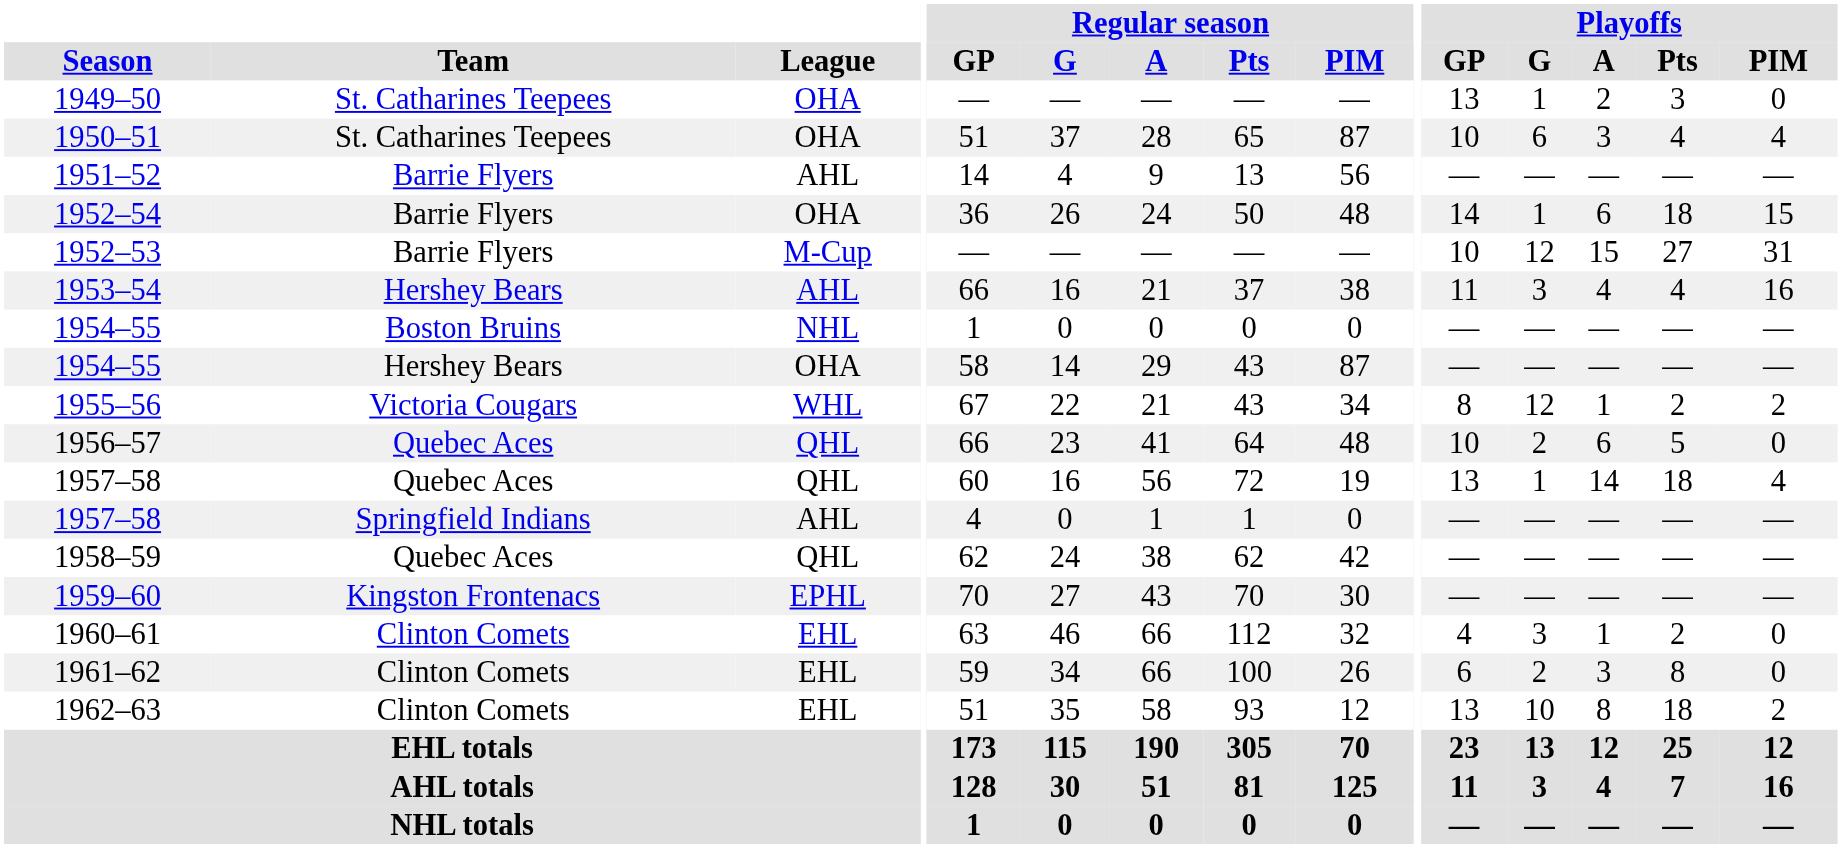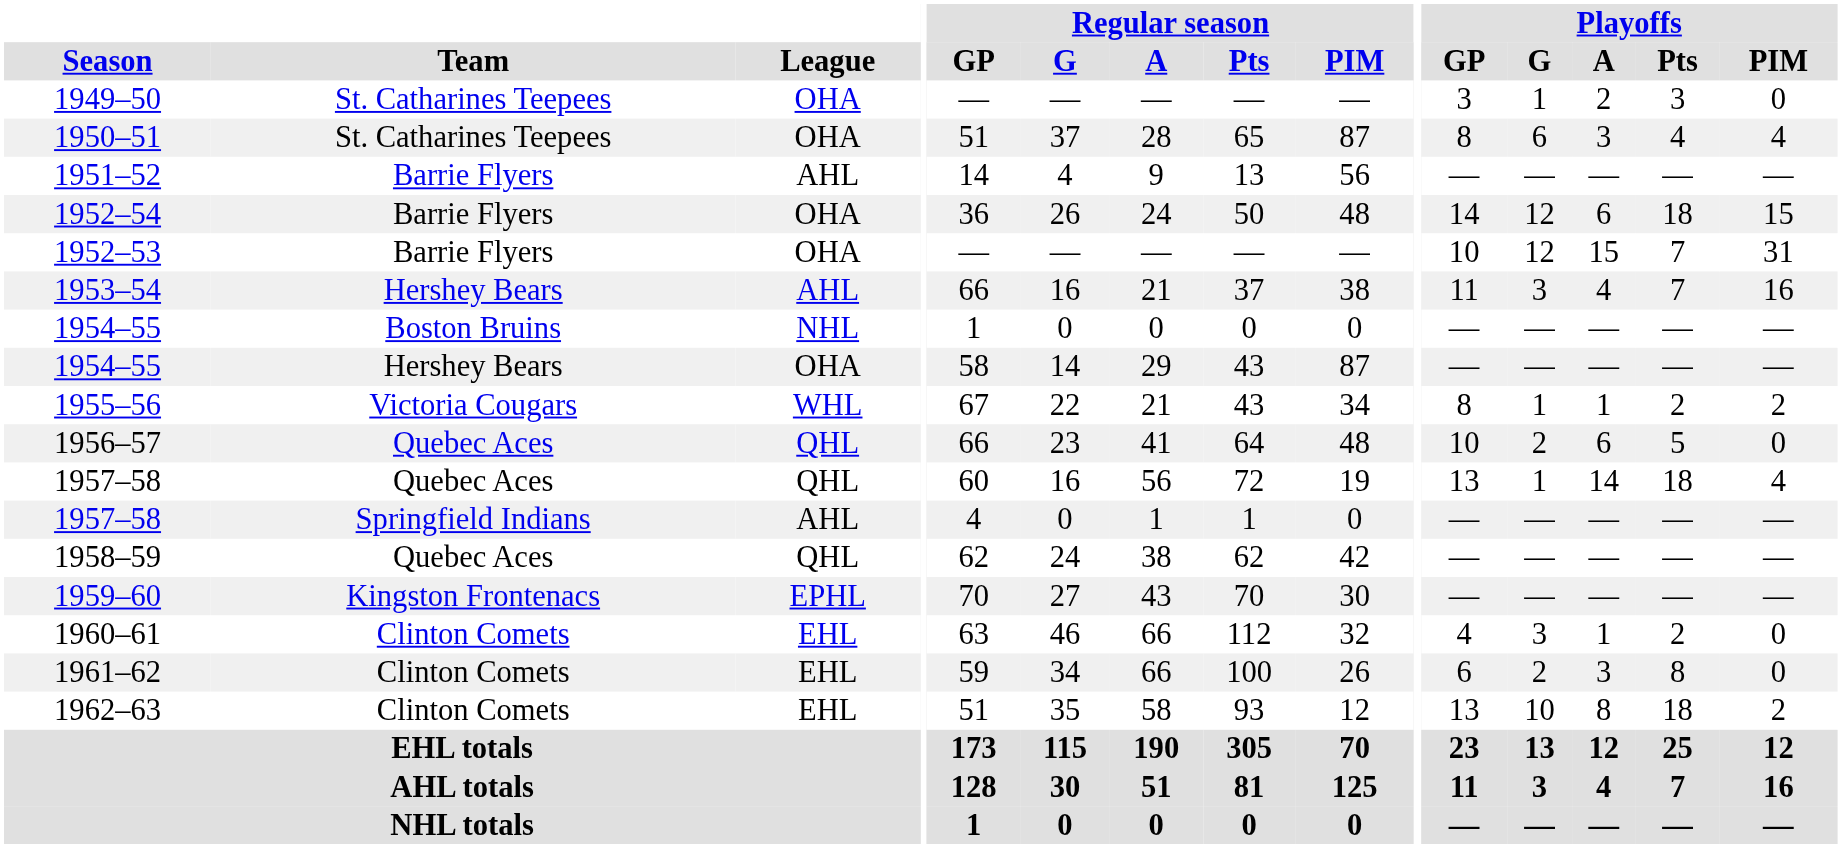(1464, 99) 13 -> (1464, 99) 3
(1464, 137) 10 -> (1464, 137) 8
(1539, 213) 1 -> (1539, 213) 12
(828, 251) M-Cup -> (828, 251) OHA
(1678, 251) 27 -> (1678, 251) 7
(1678, 290) 4 -> (1678, 290) 7
(1539, 404) 12 -> (1539, 404) 1
